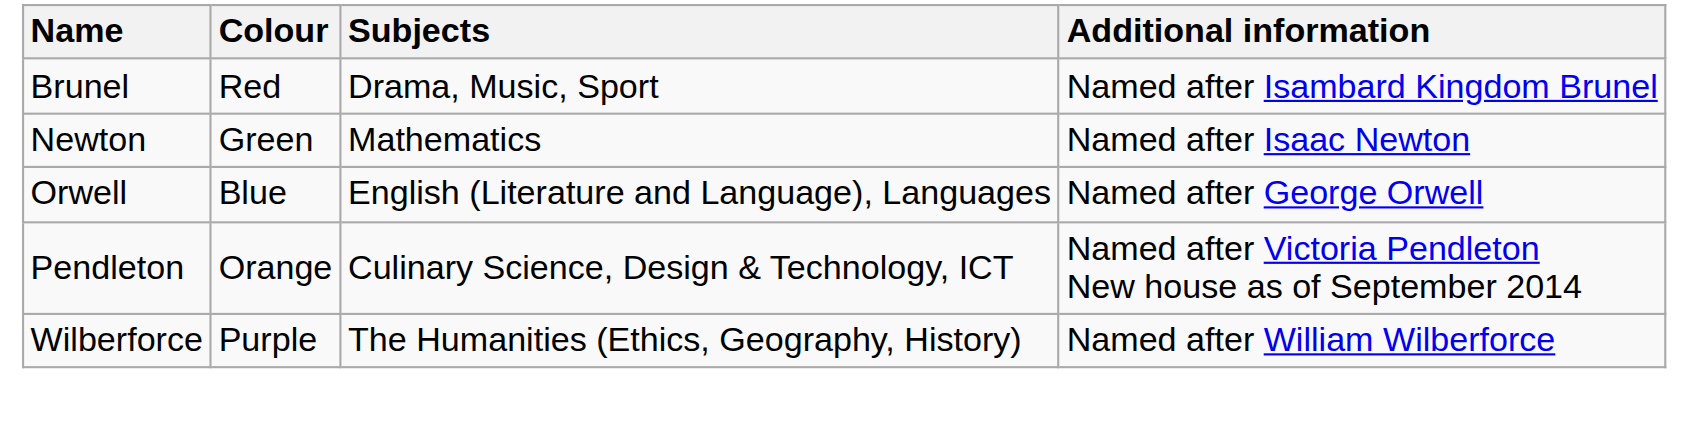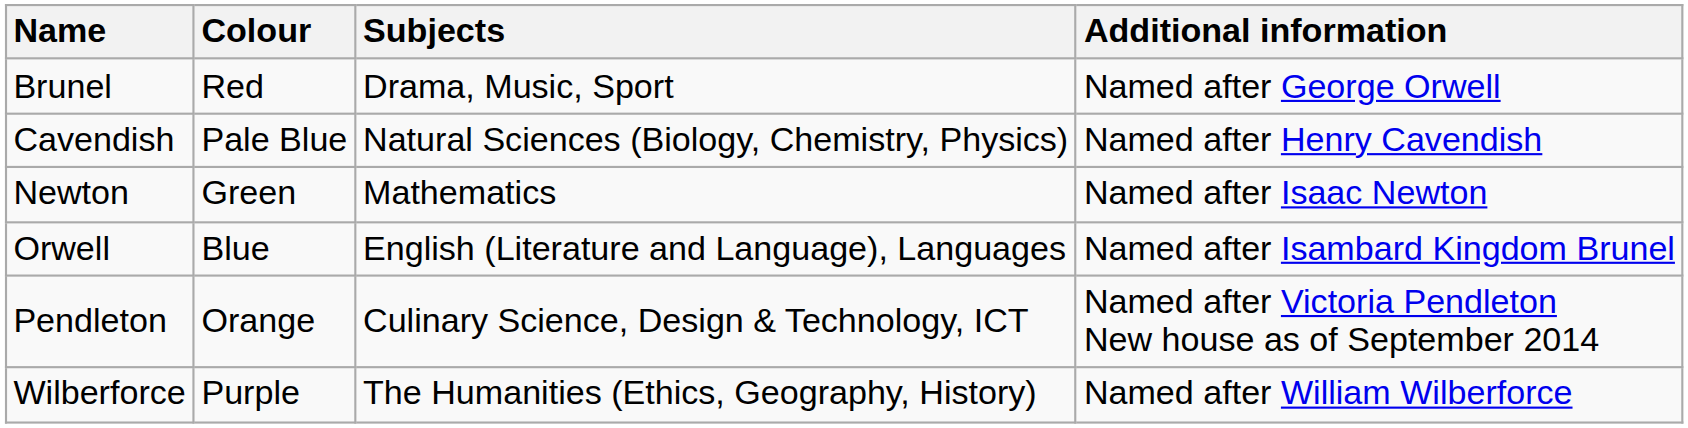(1362, 85) Named after Isambard Kingdom Brunel -> (1292, 85) Named after George Orwell
+ row: (94, 139)
(1275, 193) Named after George Orwell -> (1379, 247) Named after Isambard Kingdom Brunel
